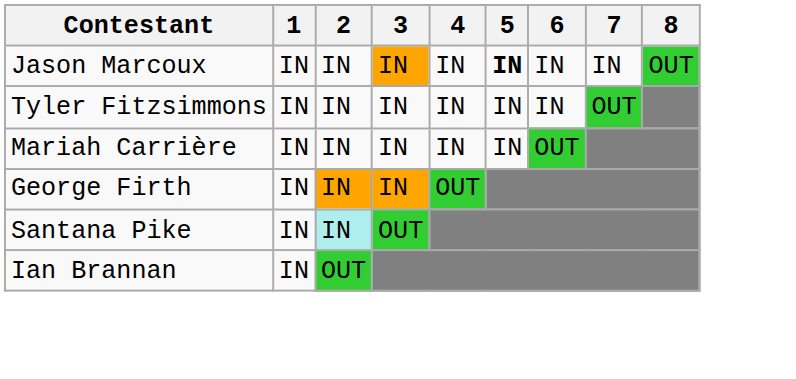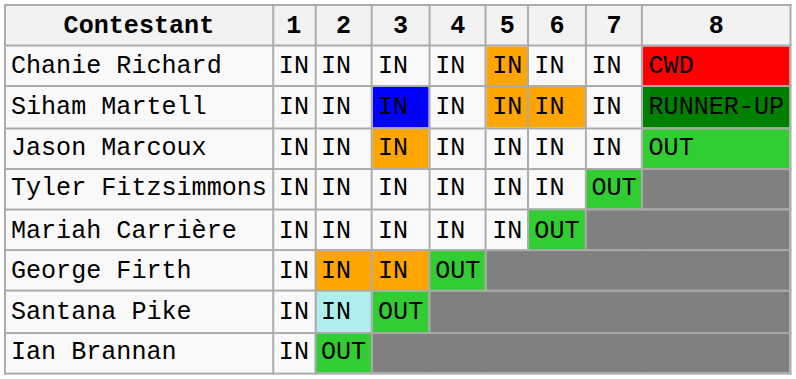+ row: (116, 66)
+ row: (109, 107)
(507, 66) bold -> (507, 148) normal
